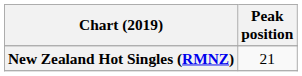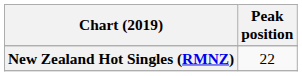(267, 58) 21 -> (267, 58) 22
